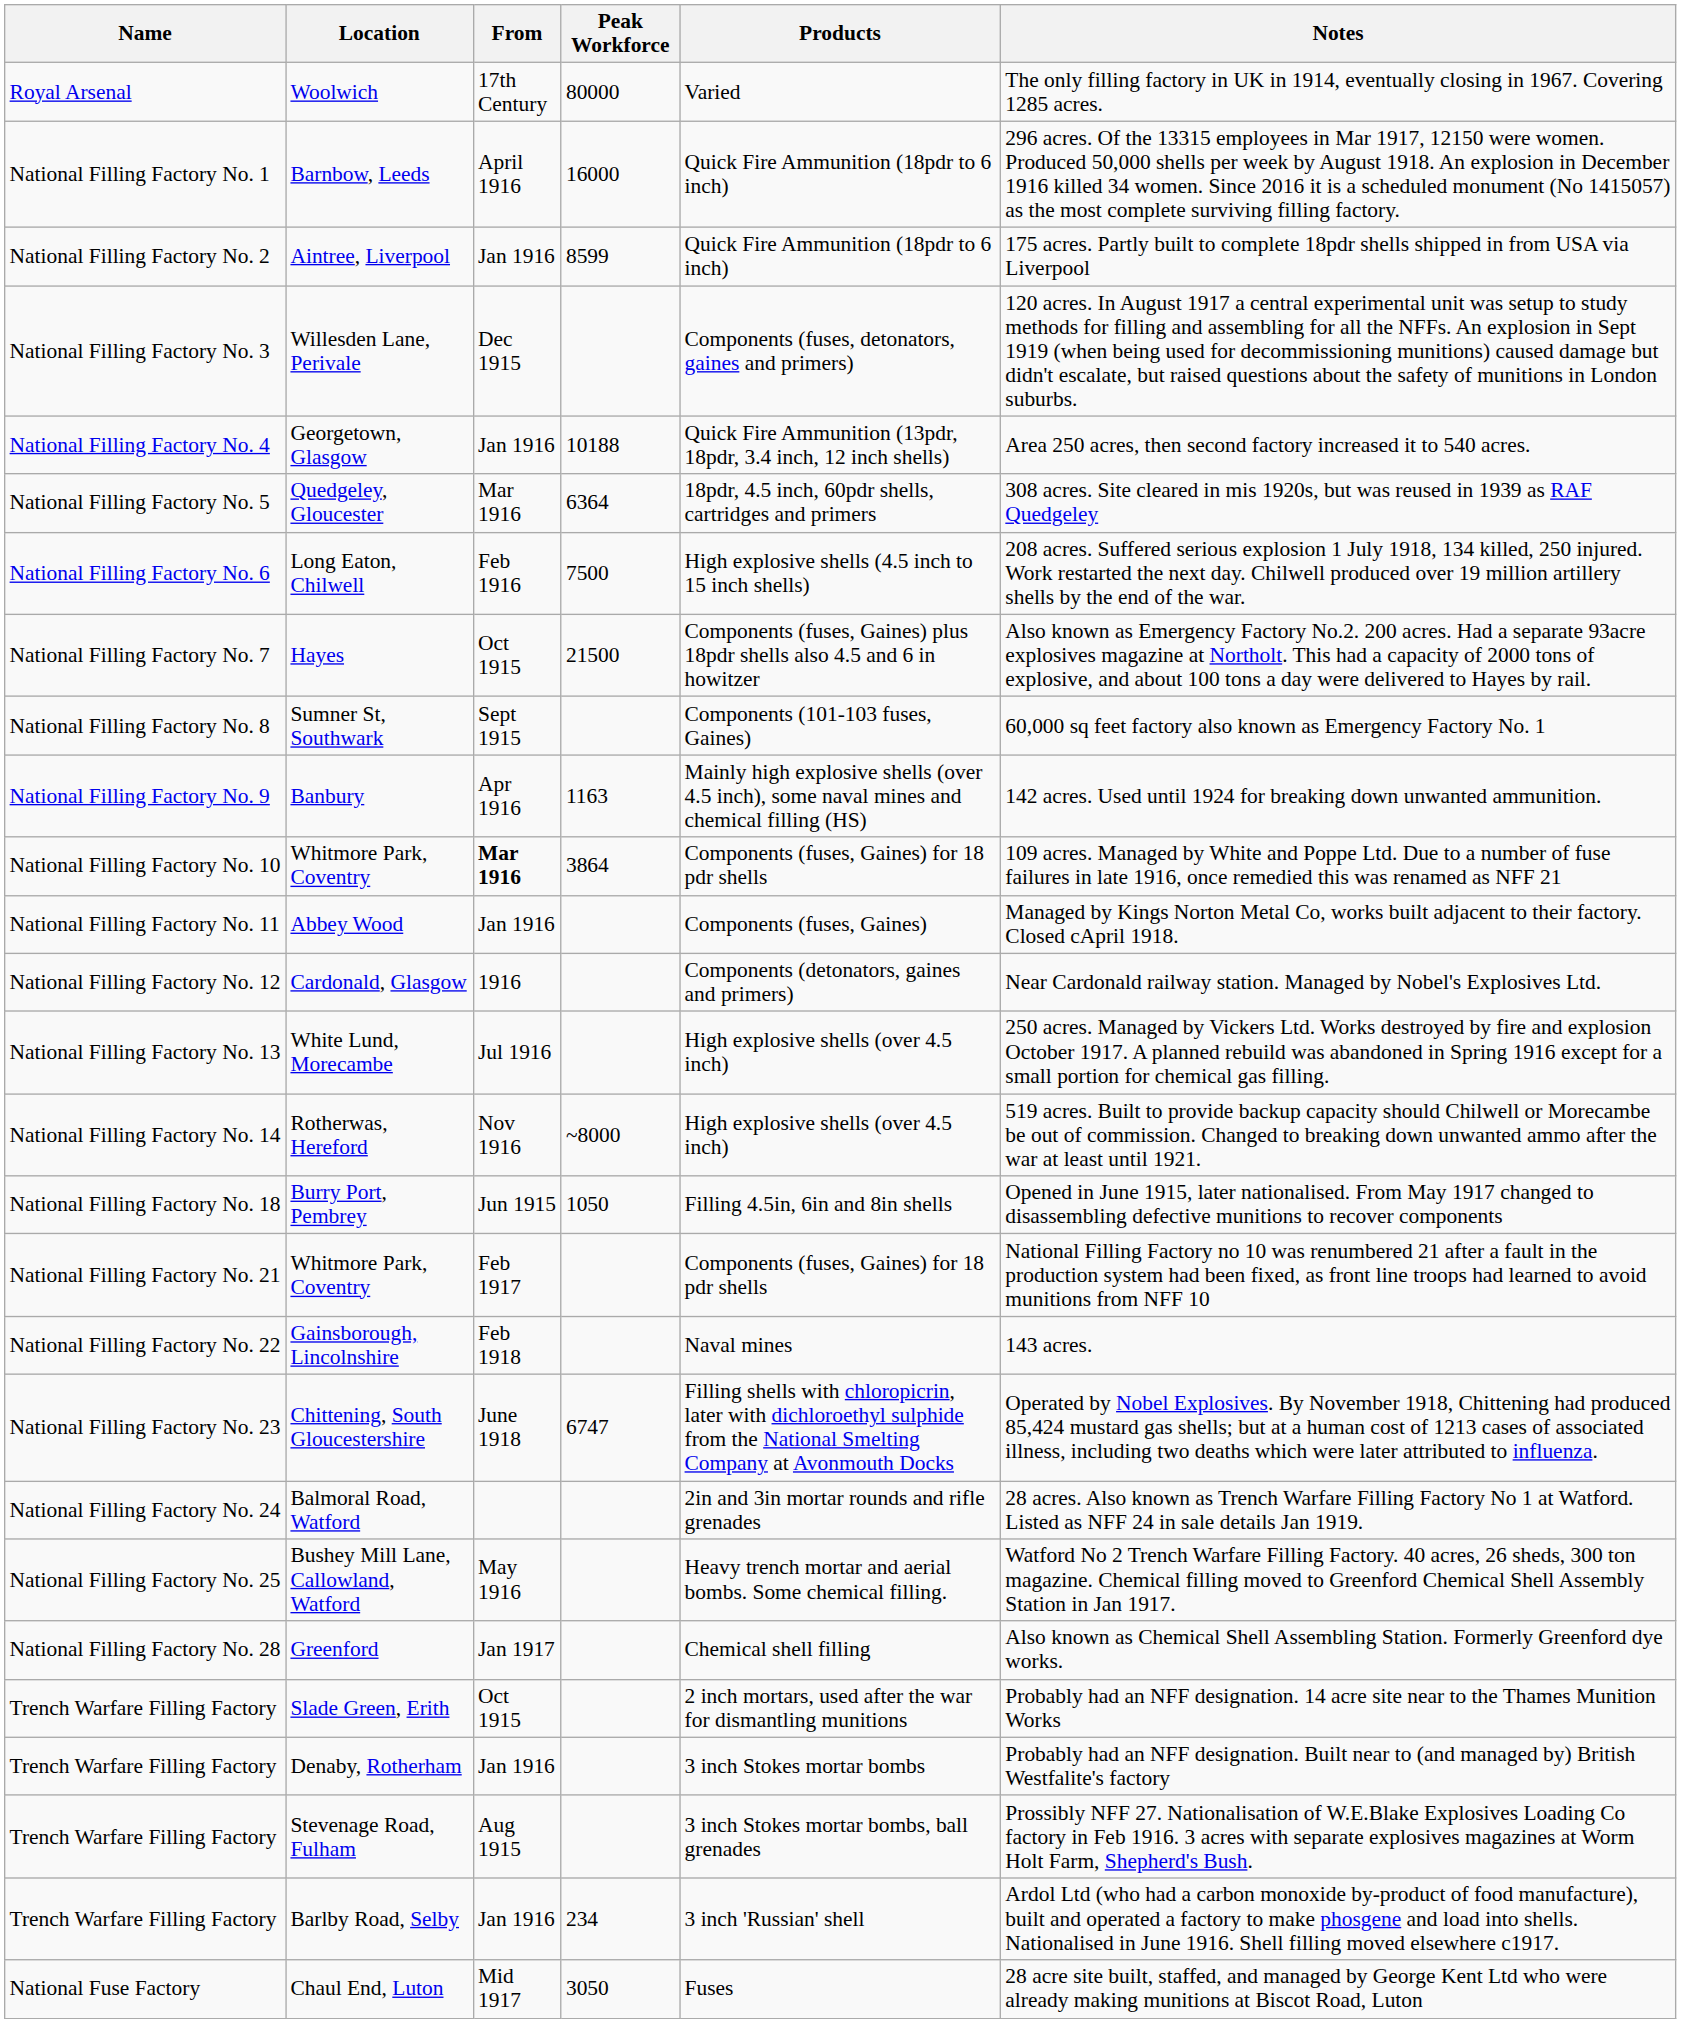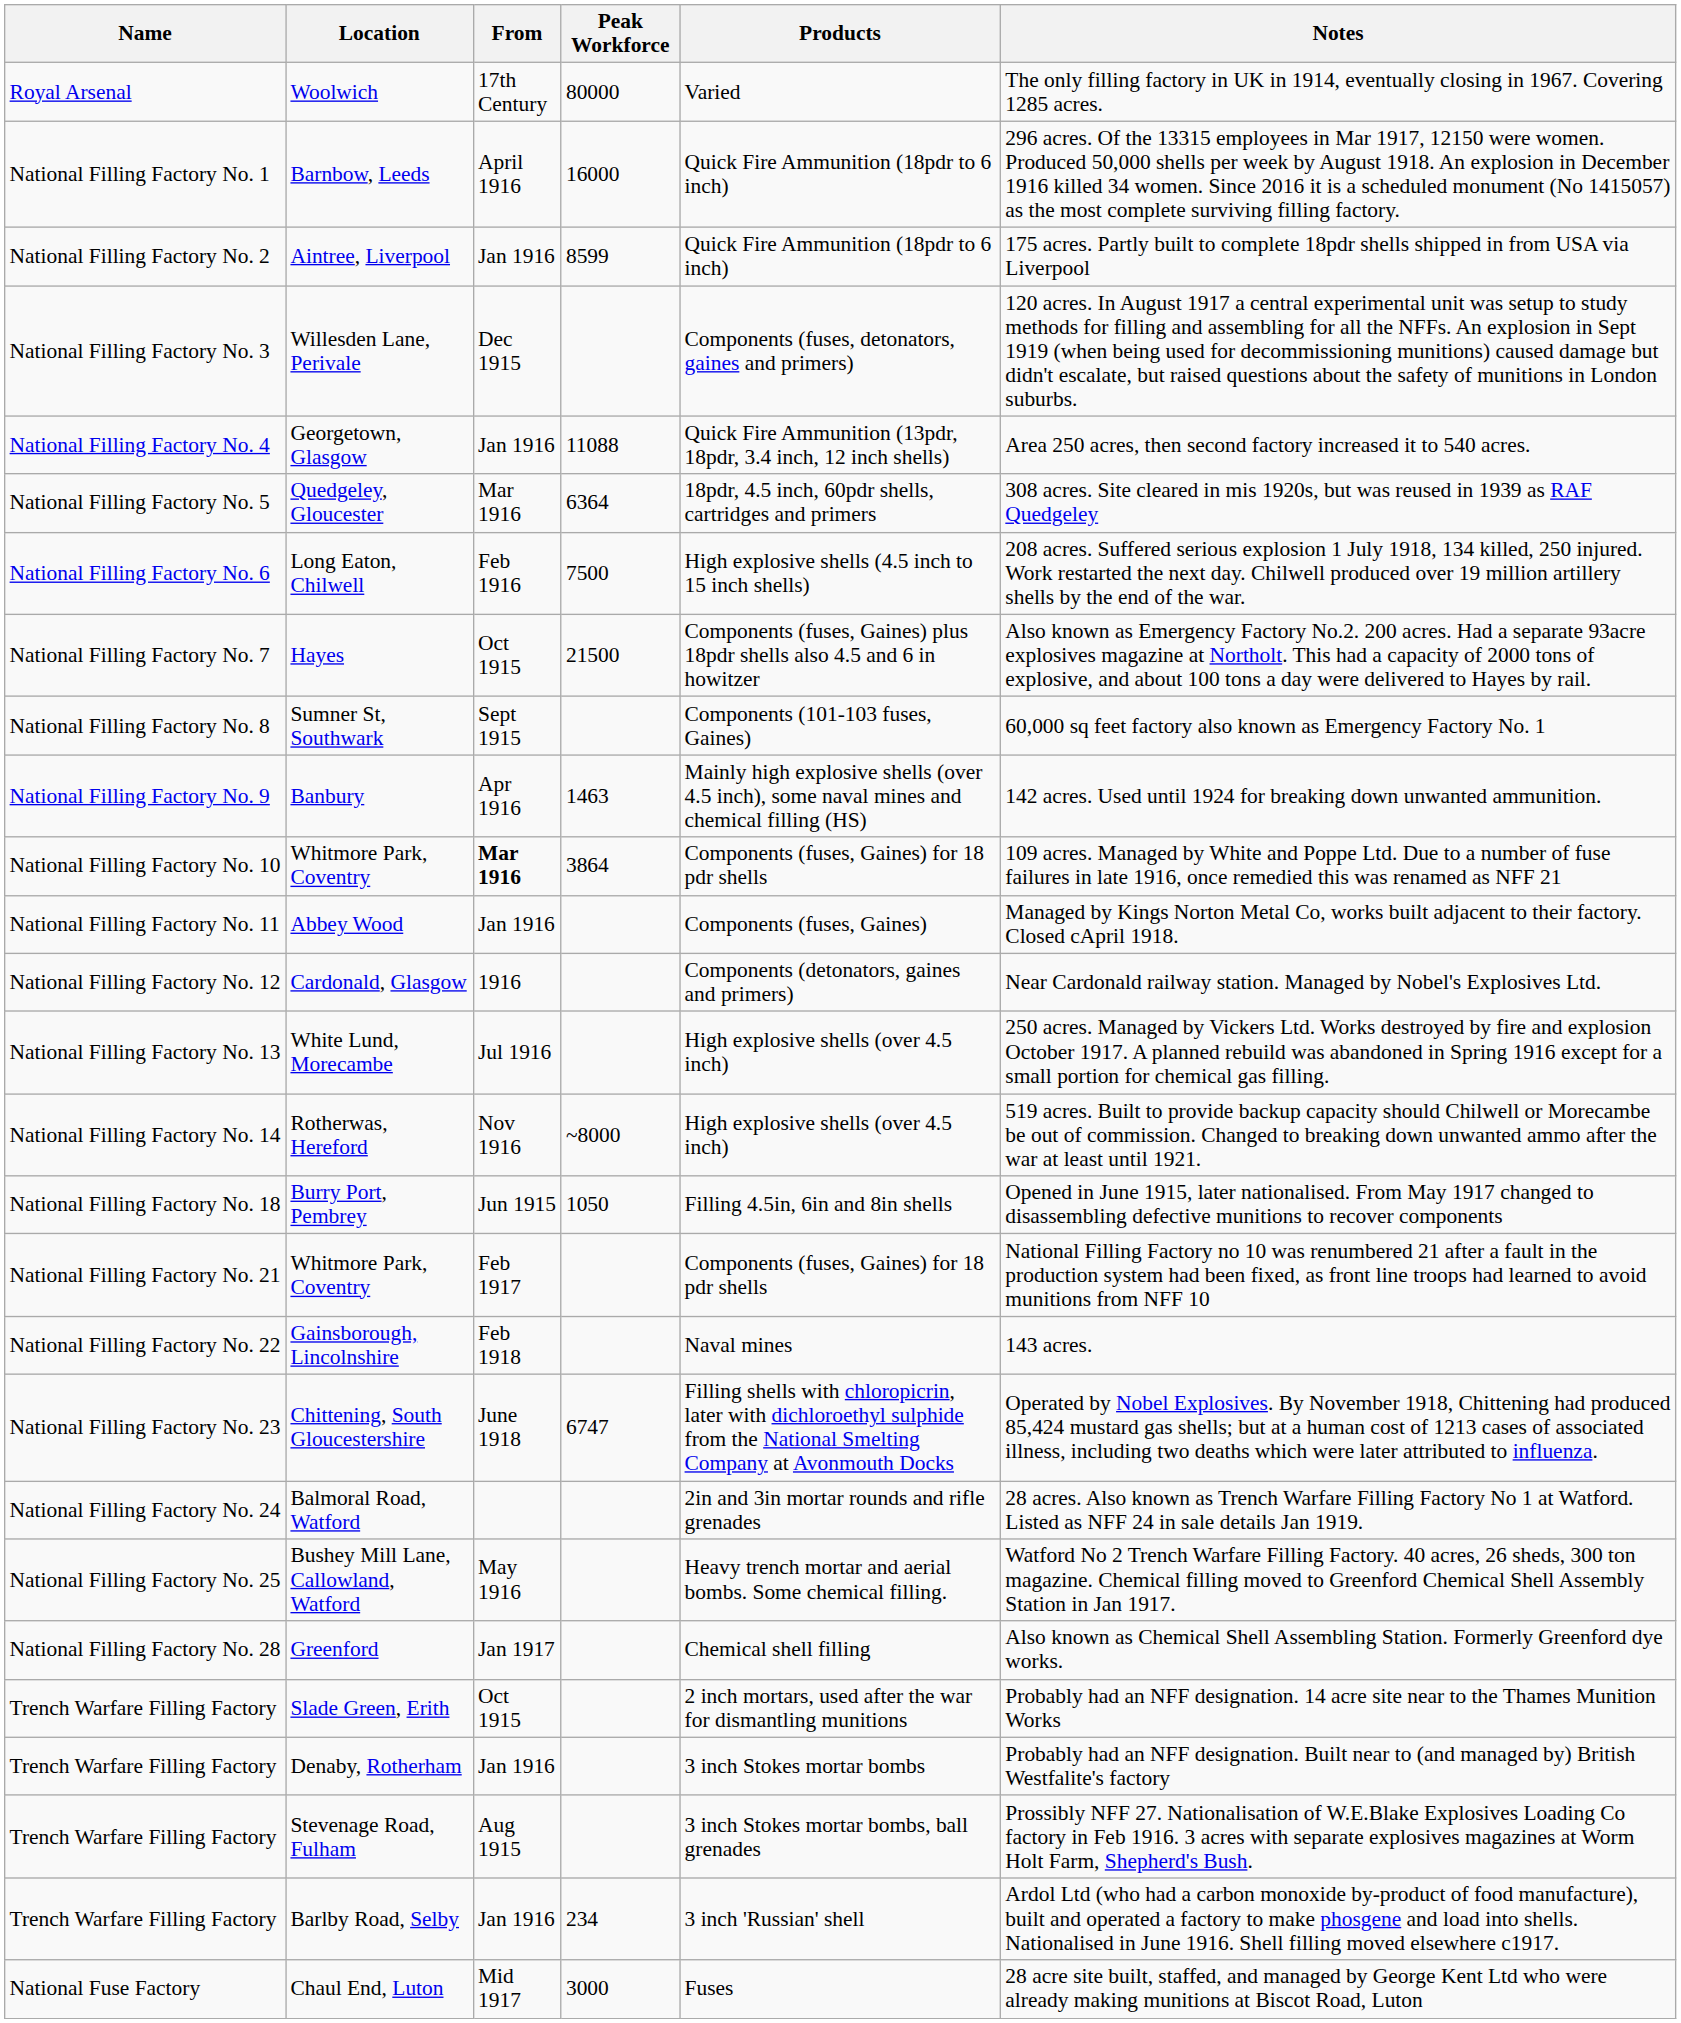(593, 444) 10188 -> (592, 444) 11088
(587, 795) 1163 -> (587, 795) 1463
(587, 1988) 3050 -> (587, 1988) 3000
